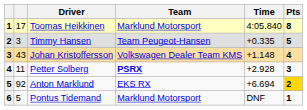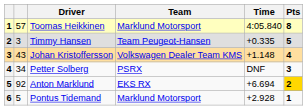(21, 26) 17 -> (21, 26) 57
(20, 69) 11 -> (21, 69) 34
(130, 69) bold -> (130, 69) normal
(260, 69) +2.928 -> (256, 69) DNF
(256, 98) DNF -> (260, 98) +2.928
